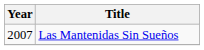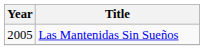(20, 34) 2007 -> (20, 34) 2005
